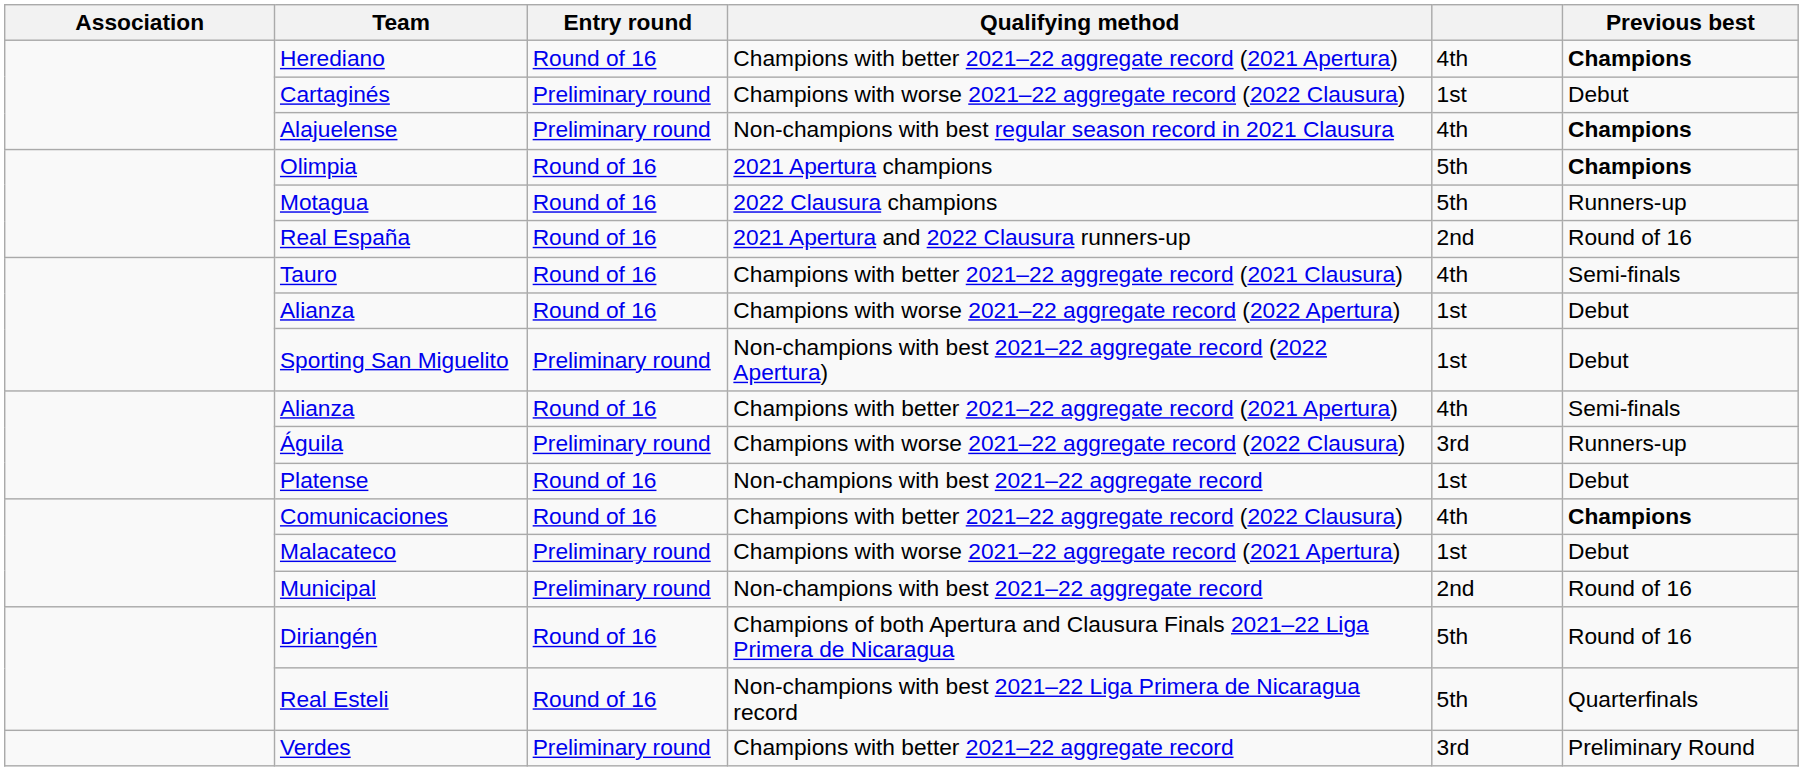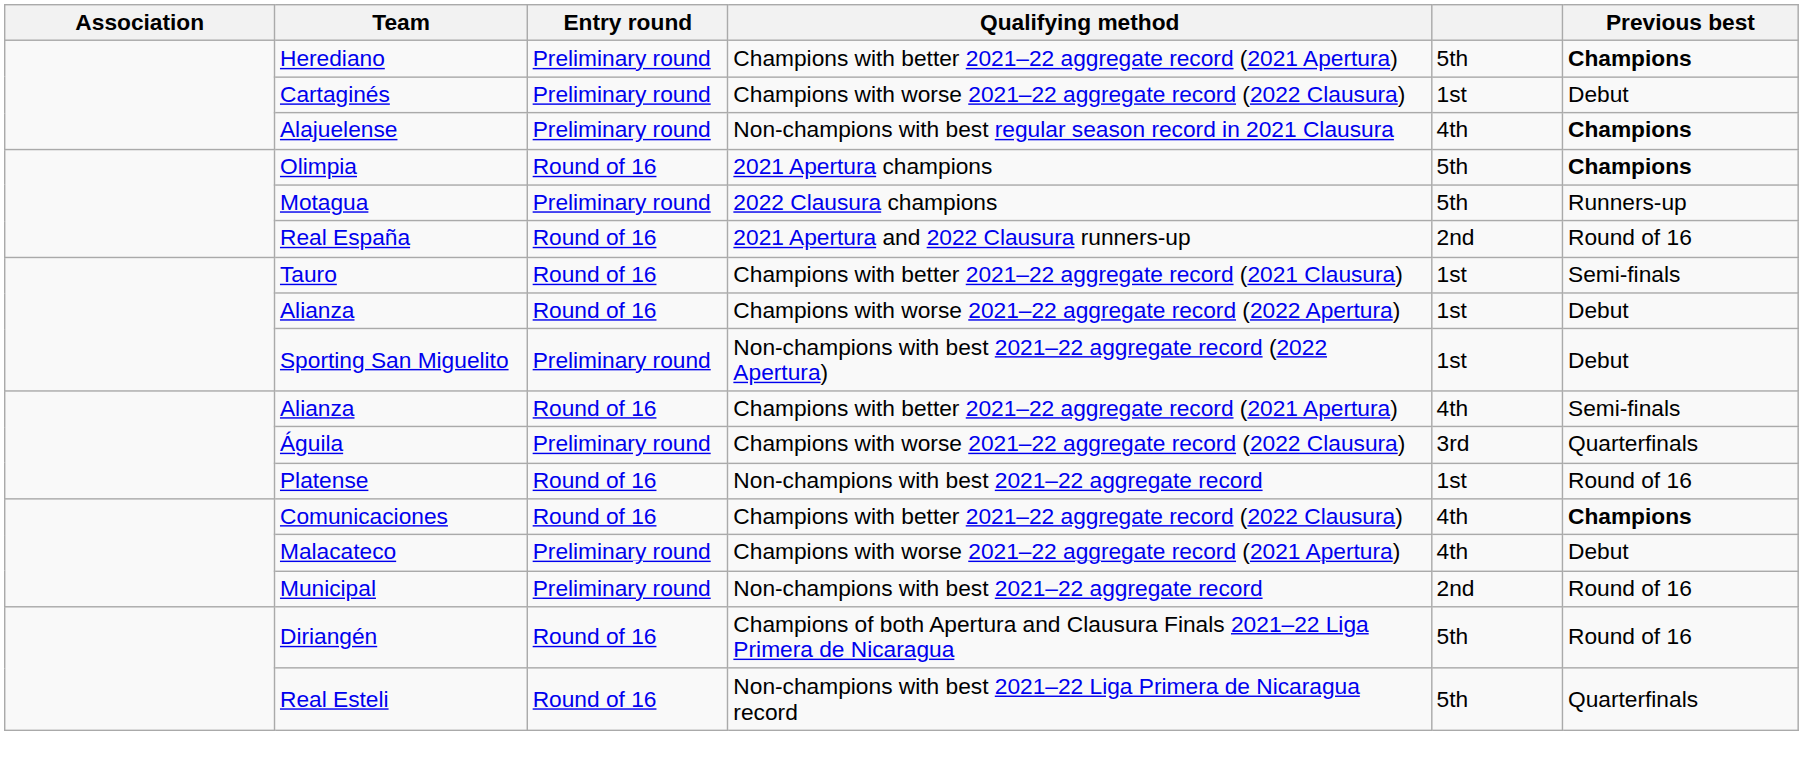(595, 58) Round of 16 -> (622, 58) Preliminary round
(1452, 58) 4th -> (1452, 58) 5th
(595, 202) Round of 16 -> (622, 202) Preliminary round
(1452, 274) 4th -> (1452, 274) 1st
(1627, 444) Runners-up -> (1633, 444) Quarterfinals
(1598, 480) Debut -> (1630, 480) Round of 16
(1452, 552) 1st -> (1452, 552) 4th
- row: (315, 747)
